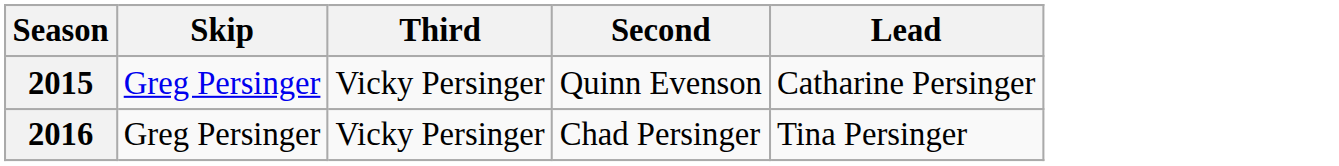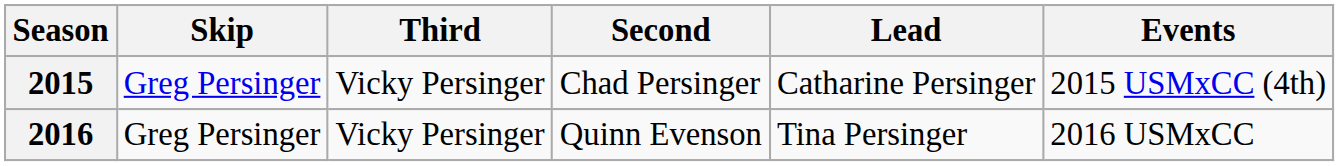+ column: (1188, 30)
(661, 82) Quinn Evenson -> (660, 82) Chad Persinger
(660, 133) Chad Persinger -> (661, 133) Quinn Evenson
